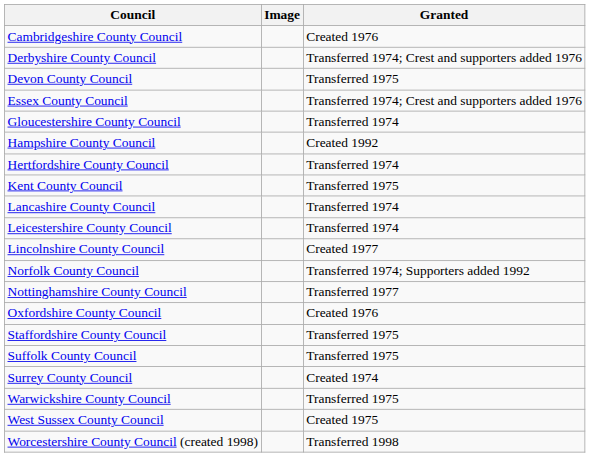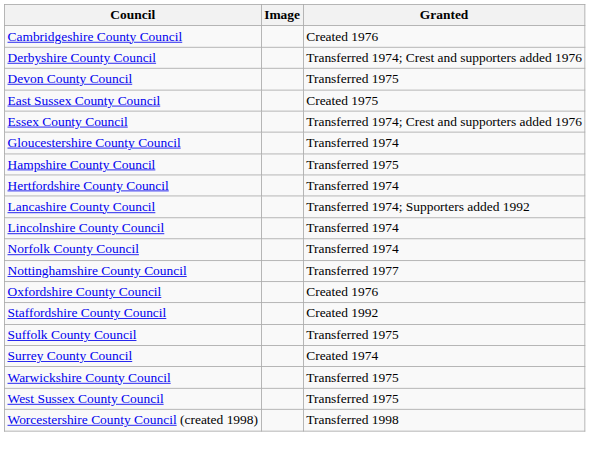+ row: (84, 100)
(342, 143) Created 1992 -> (352, 164) Transferred 1975
- row: (65, 185)
(352, 206) Transferred 1974 -> (418, 206) Transferred 1974; Supporters added 1992
- row: (90, 228)
(342, 249) Created 1977 -> (352, 228) Transferred 1974
(418, 270) Transferred 1974; Supporters added 1992 -> (352, 249) Transferred 1974
(352, 334) Transferred 1975 -> (342, 313) Created 1992
(342, 420) Created 1975 -> (352, 398) Transferred 1975
